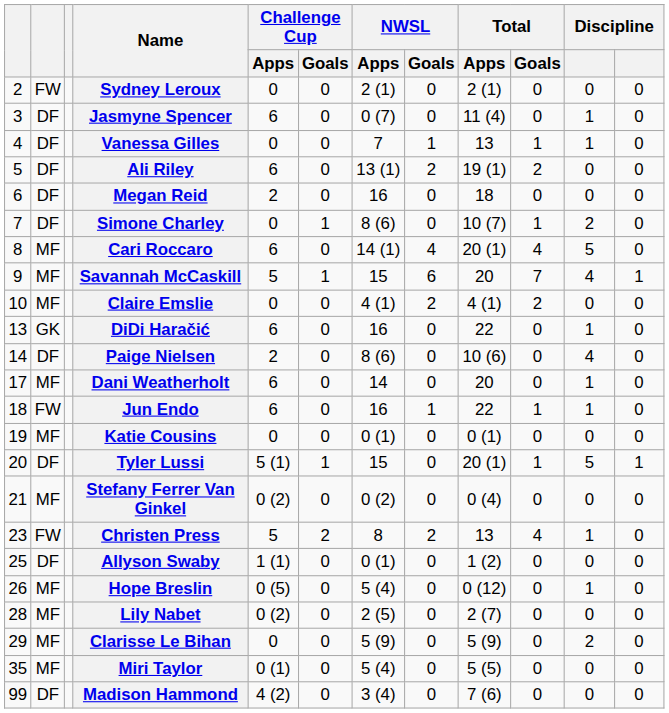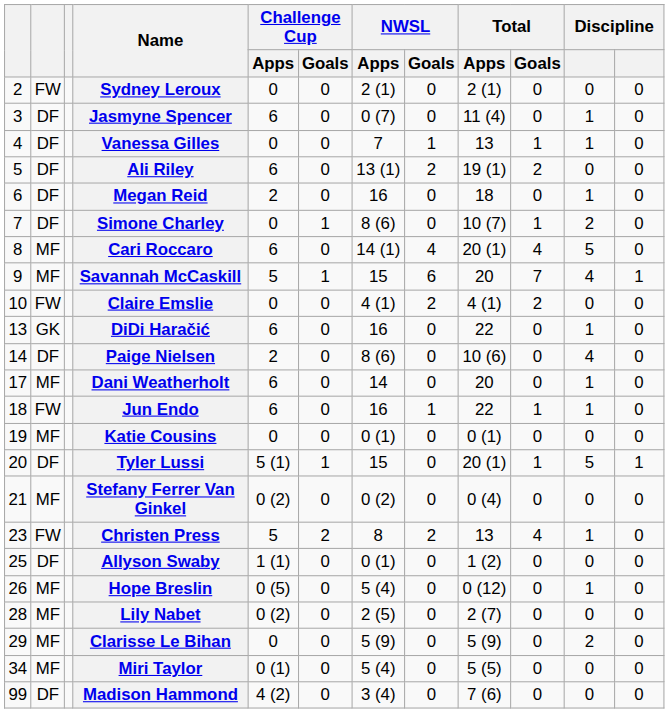(589, 196) 0 -> (589, 196) 1
(48, 303) MF -> (48, 303) FW
(18, 668) 35 -> (18, 668) 34
